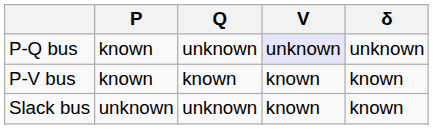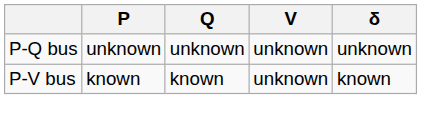(126, 49) known -> (124, 49) unknown
(303, 49) lavender background -> (291, 49) no background
(293, 78) known -> (291, 78) unknown
- row: (49, 108)
